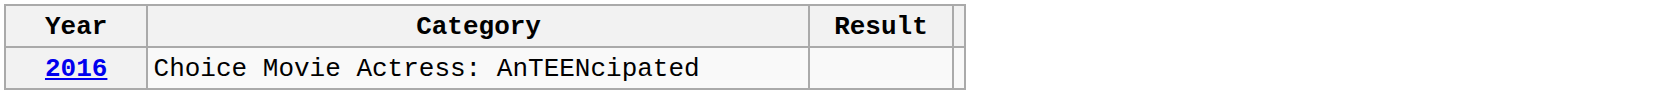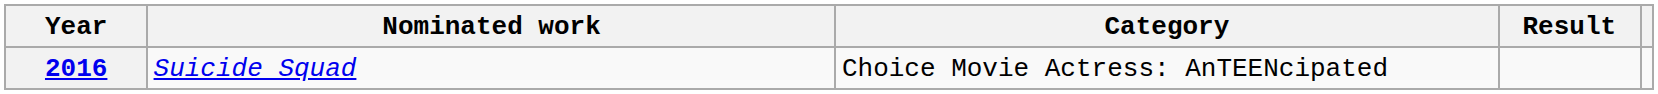+ column: (492, 26)
